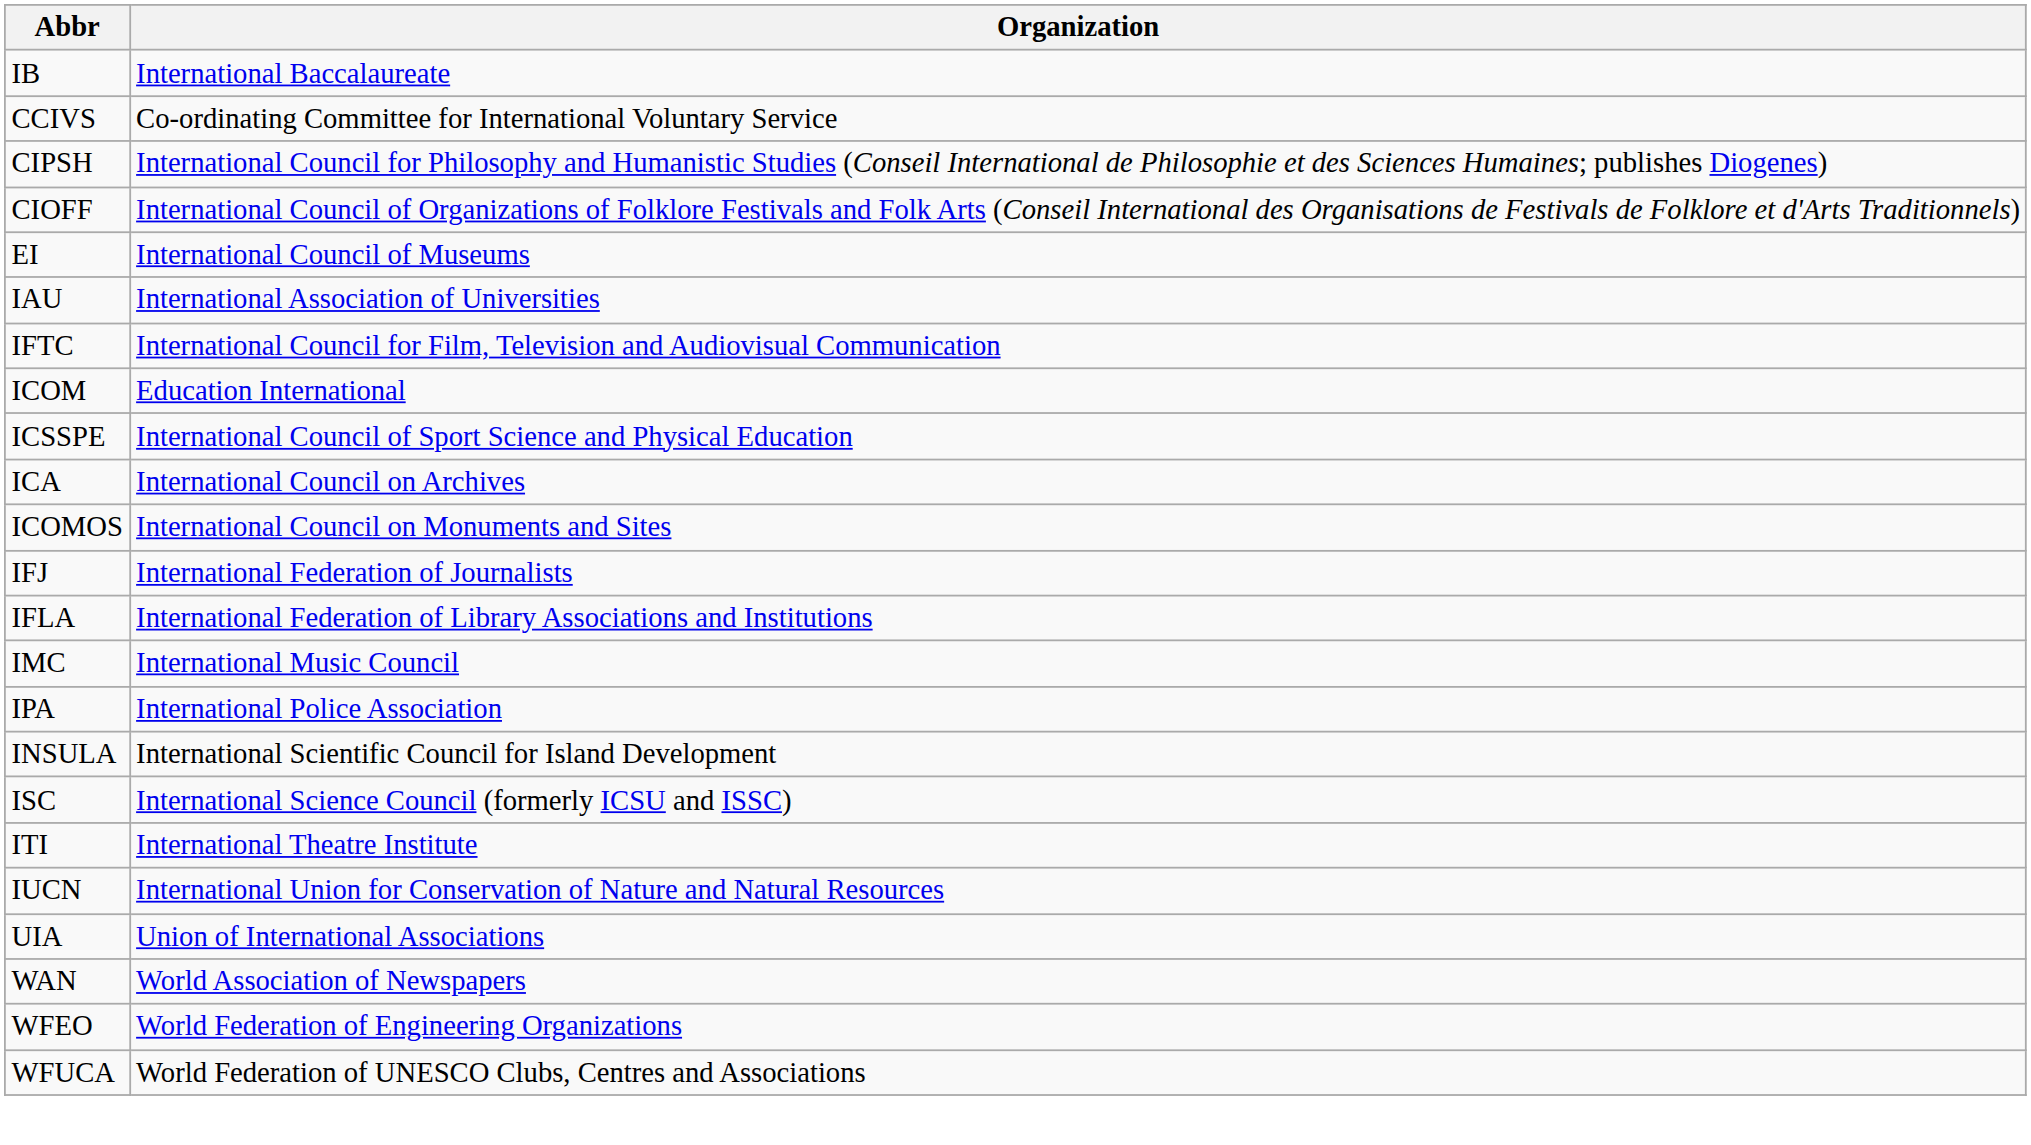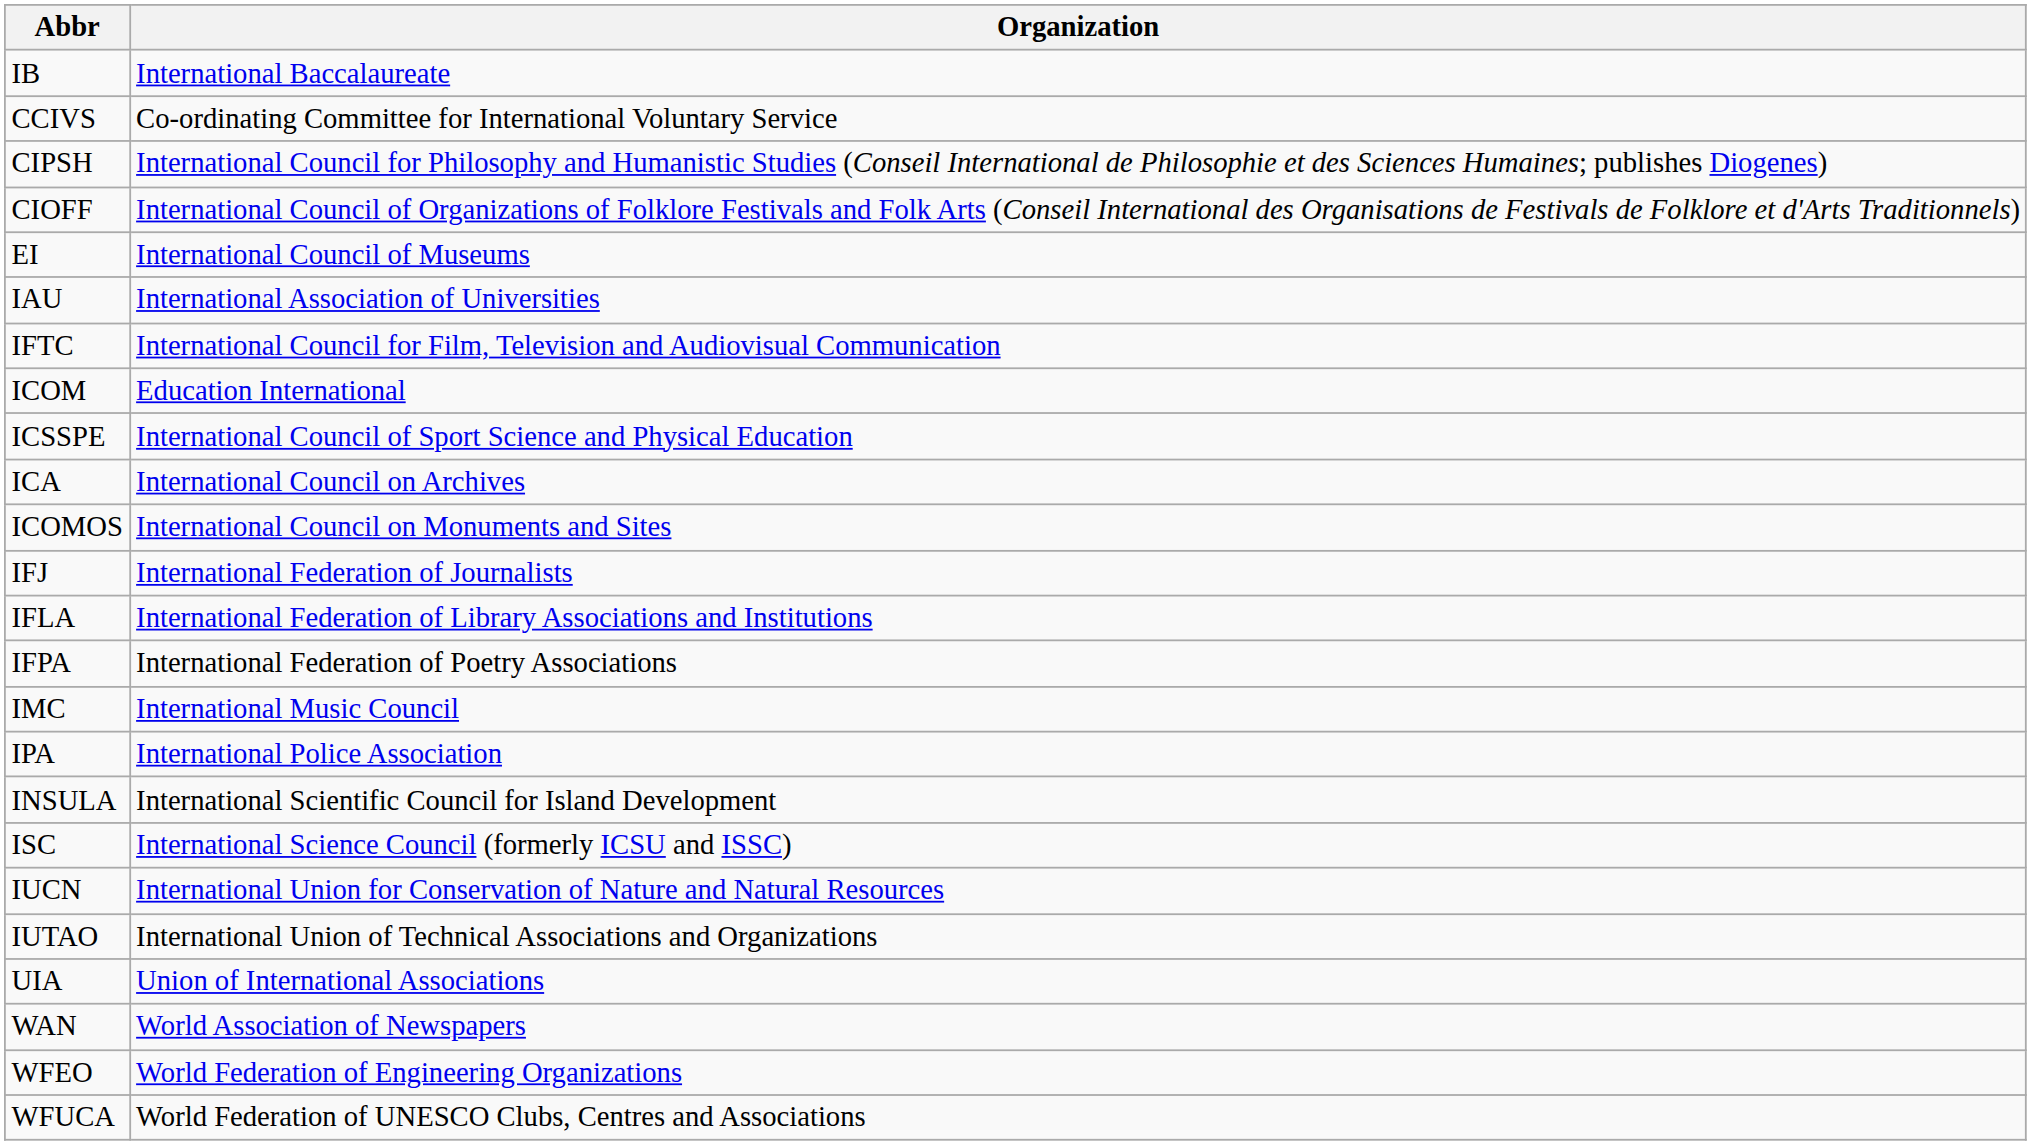+ row: (41, 663)
- row: (30, 844)
+ row: (55, 935)
